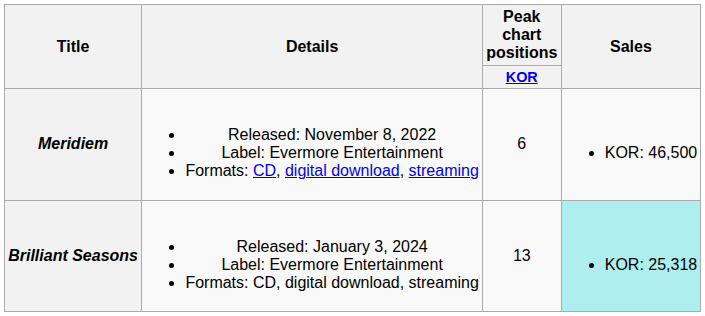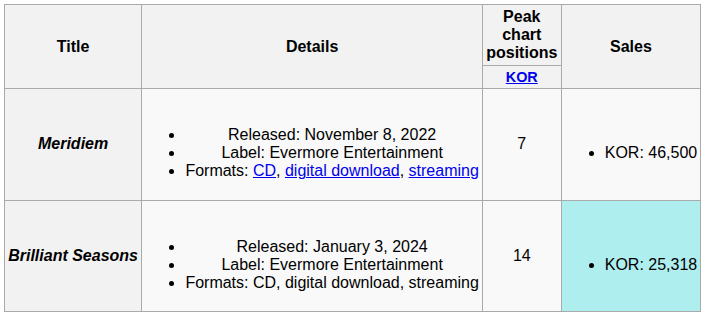(522, 144) 6 -> (522, 144) 7
(522, 255) 13 -> (522, 255) 14
